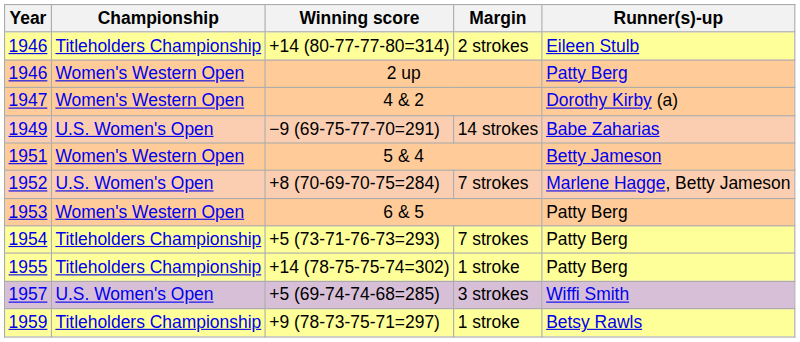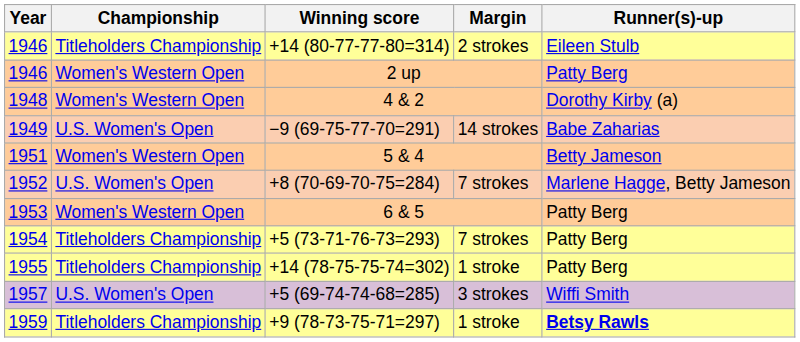(28, 101) 1947 -> (28, 101) 1948
(594, 322) normal -> (598, 322) bold
